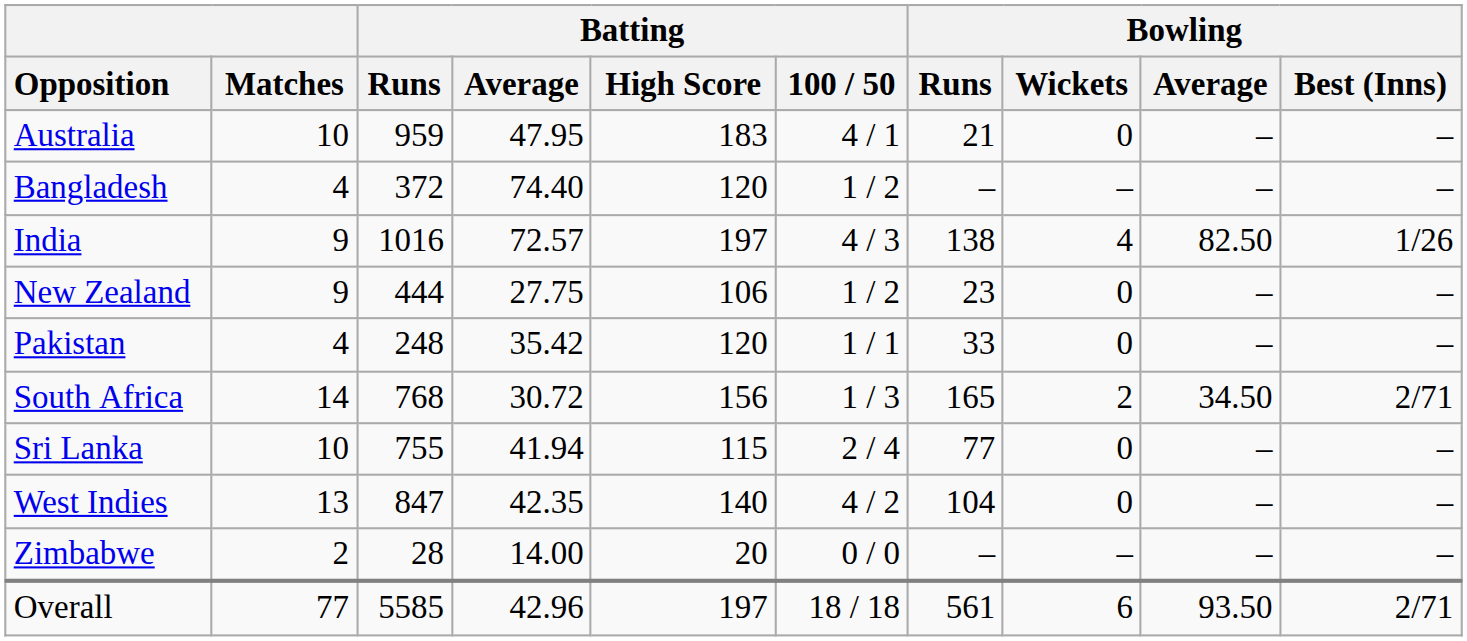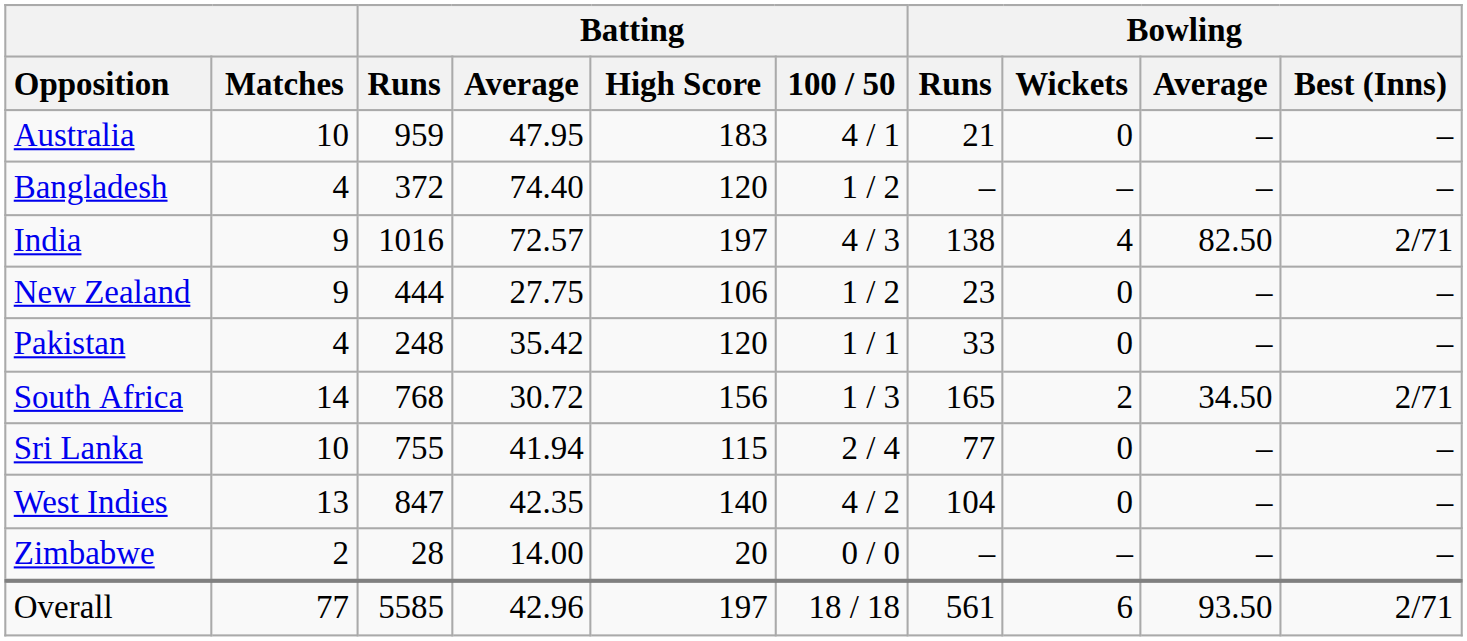(1424, 239) 1/26 -> (1424, 239) 2/71
